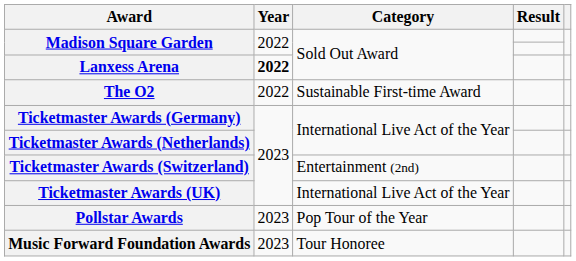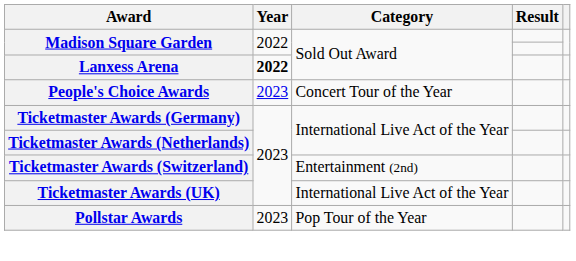- row: (129, 92)
+ row: (129, 92)
- row: (129, 243)
